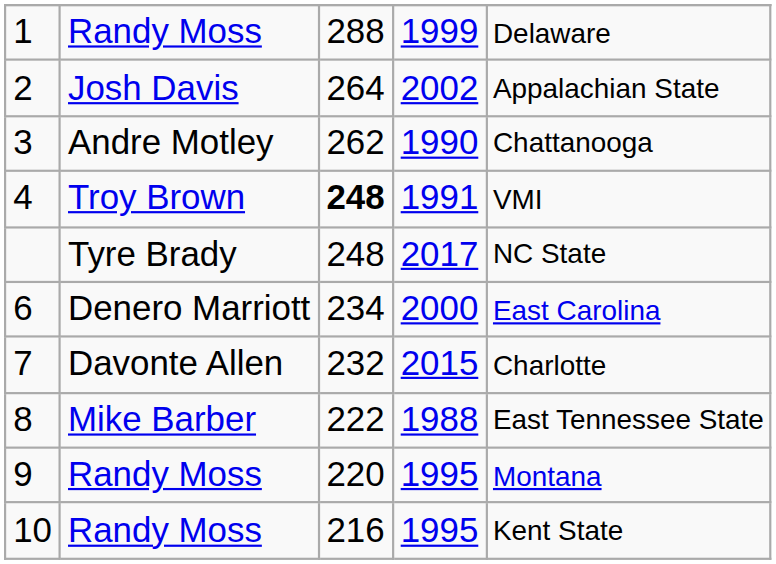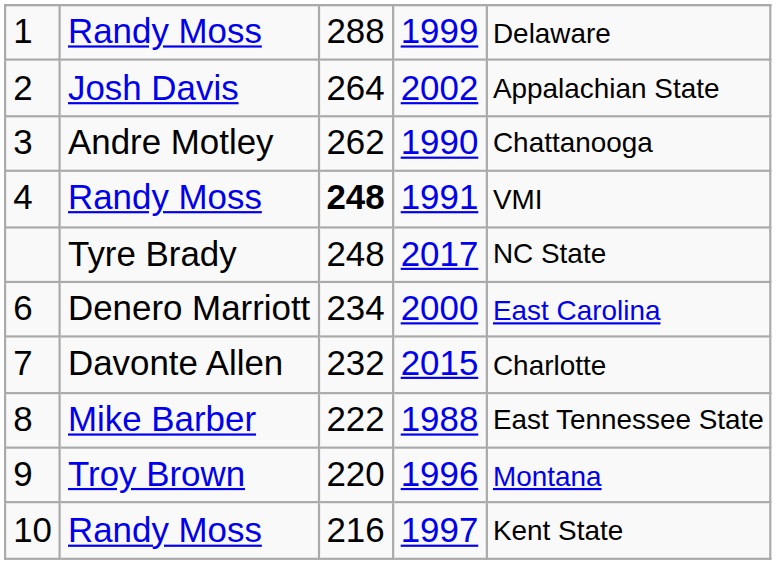(157, 198) Troy Brown -> (165, 198) Randy Moss
(165, 474) Randy Moss -> (157, 474) Troy Brown
(439, 474) 1995 -> (439, 474) 1996
(439, 530) 1995 -> (439, 530) 1997
